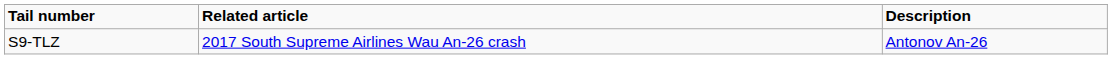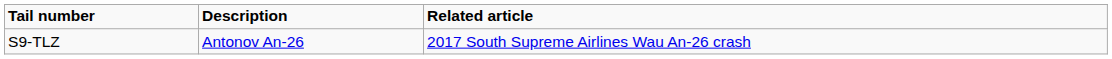columns swapped: (928, 16) <-> (255, 16)
